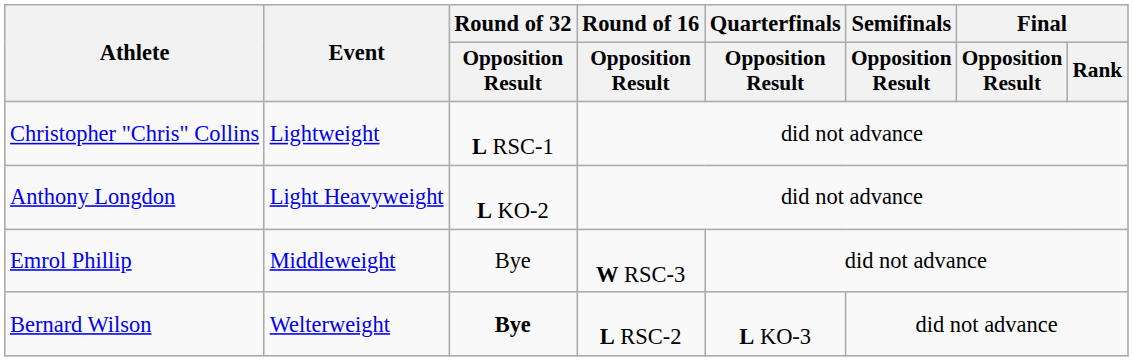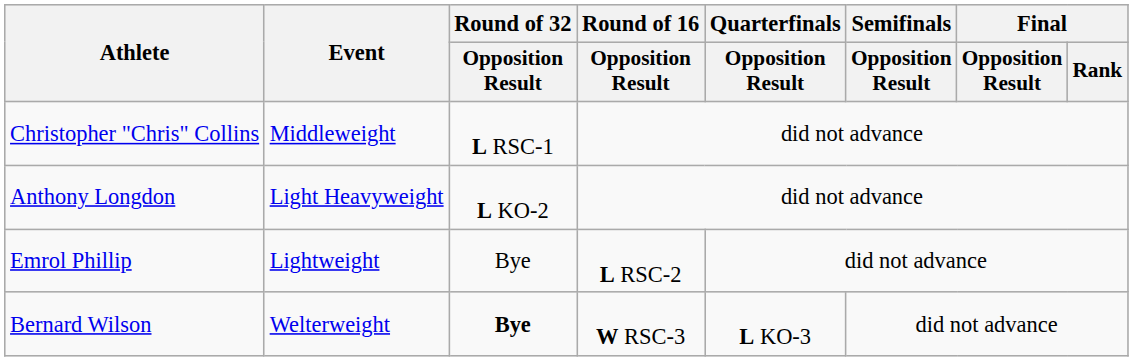(325, 133) Lightweight -> (333, 133) Middleweight
(333, 260) Middleweight -> (325, 260) Lightweight
(641, 274) W RSC-3 -> (641, 274) L RSC-2
(641, 337) L RSC-2 -> (641, 337) W RSC-3
